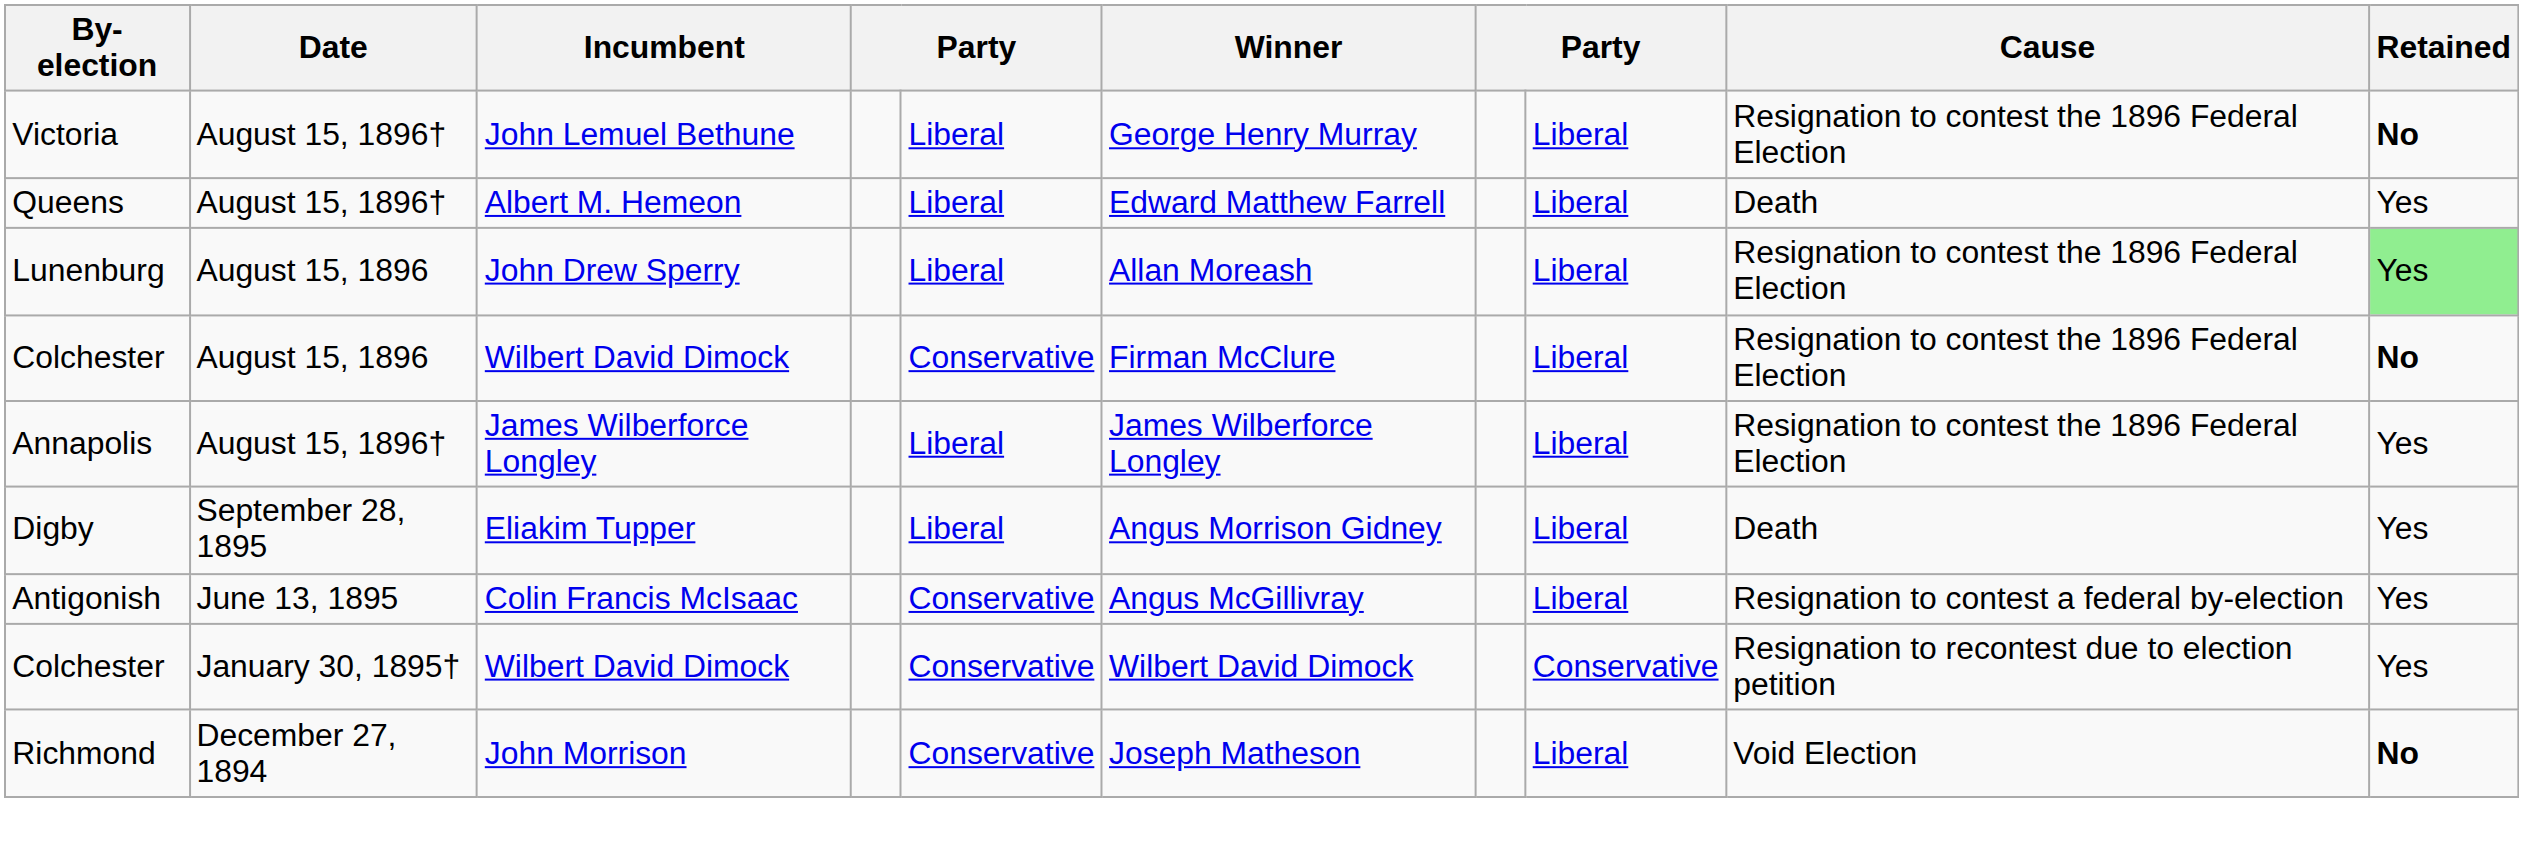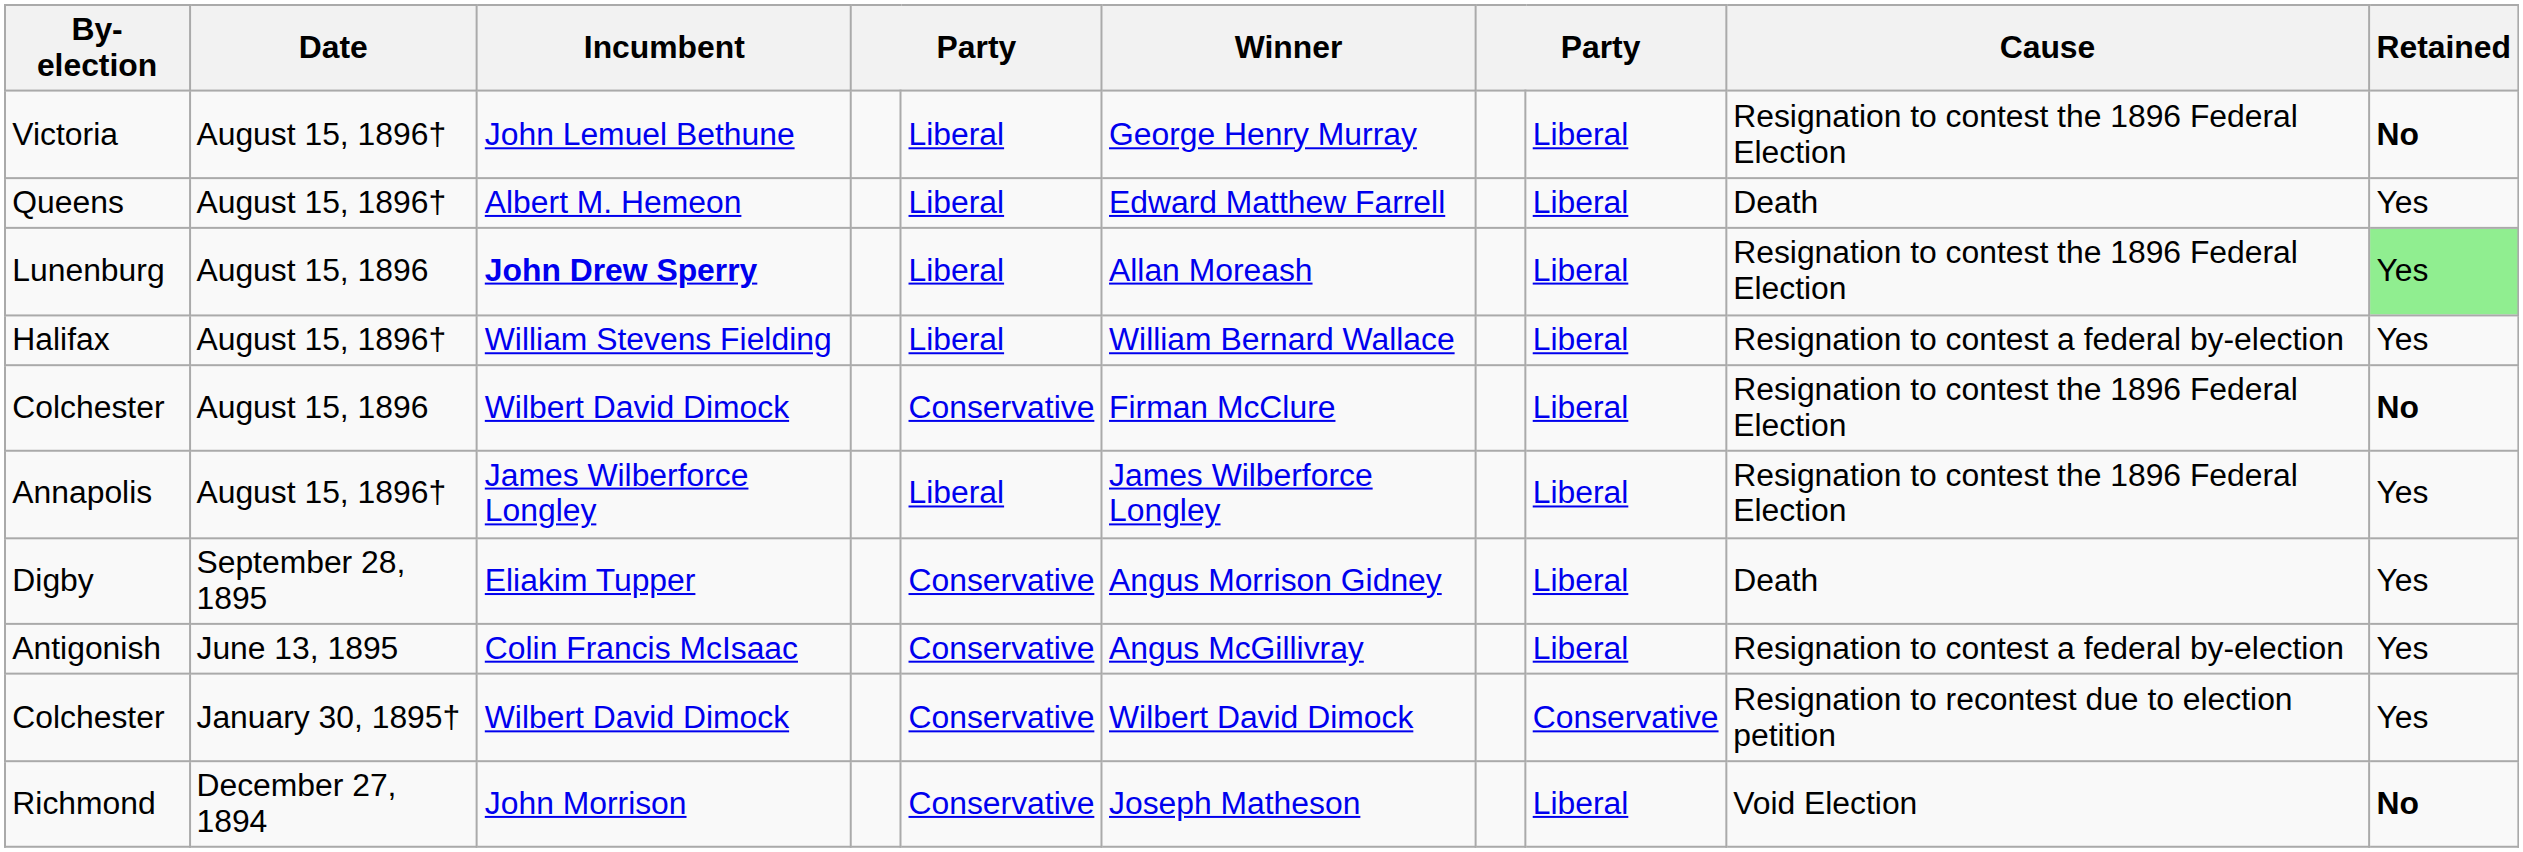(612, 270) normal -> (621, 270) bold
+ row: (61, 339)
(956, 529) Liberal -> (1001, 580) Conservative
